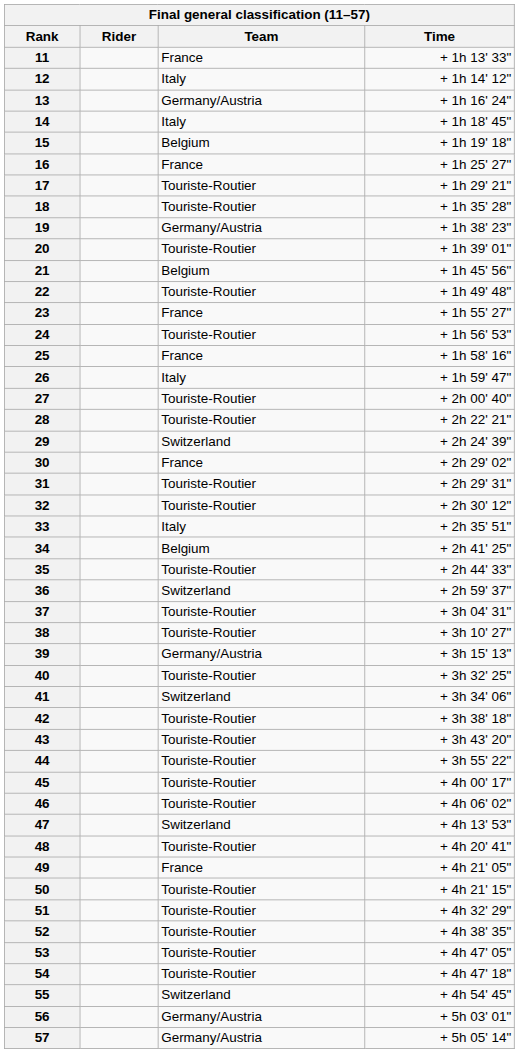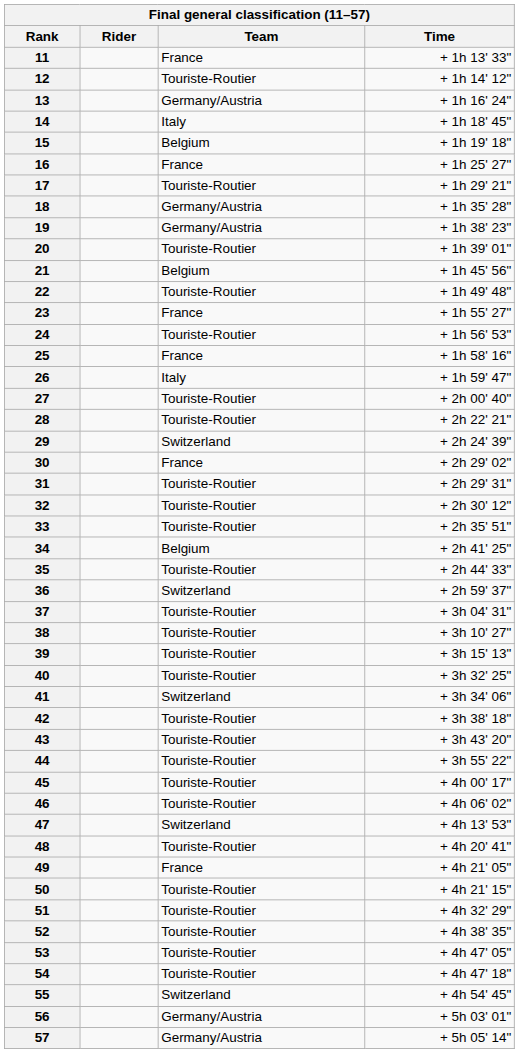(174, 79) Italy -> (209, 79) Touriste-Routier
(209, 206) Touriste-Routier -> (212, 206) Germany/Austria
(174, 526) Italy -> (209, 526) Touriste-Routier
(212, 654) Germany/Austria -> (209, 654) Touriste-Routier
